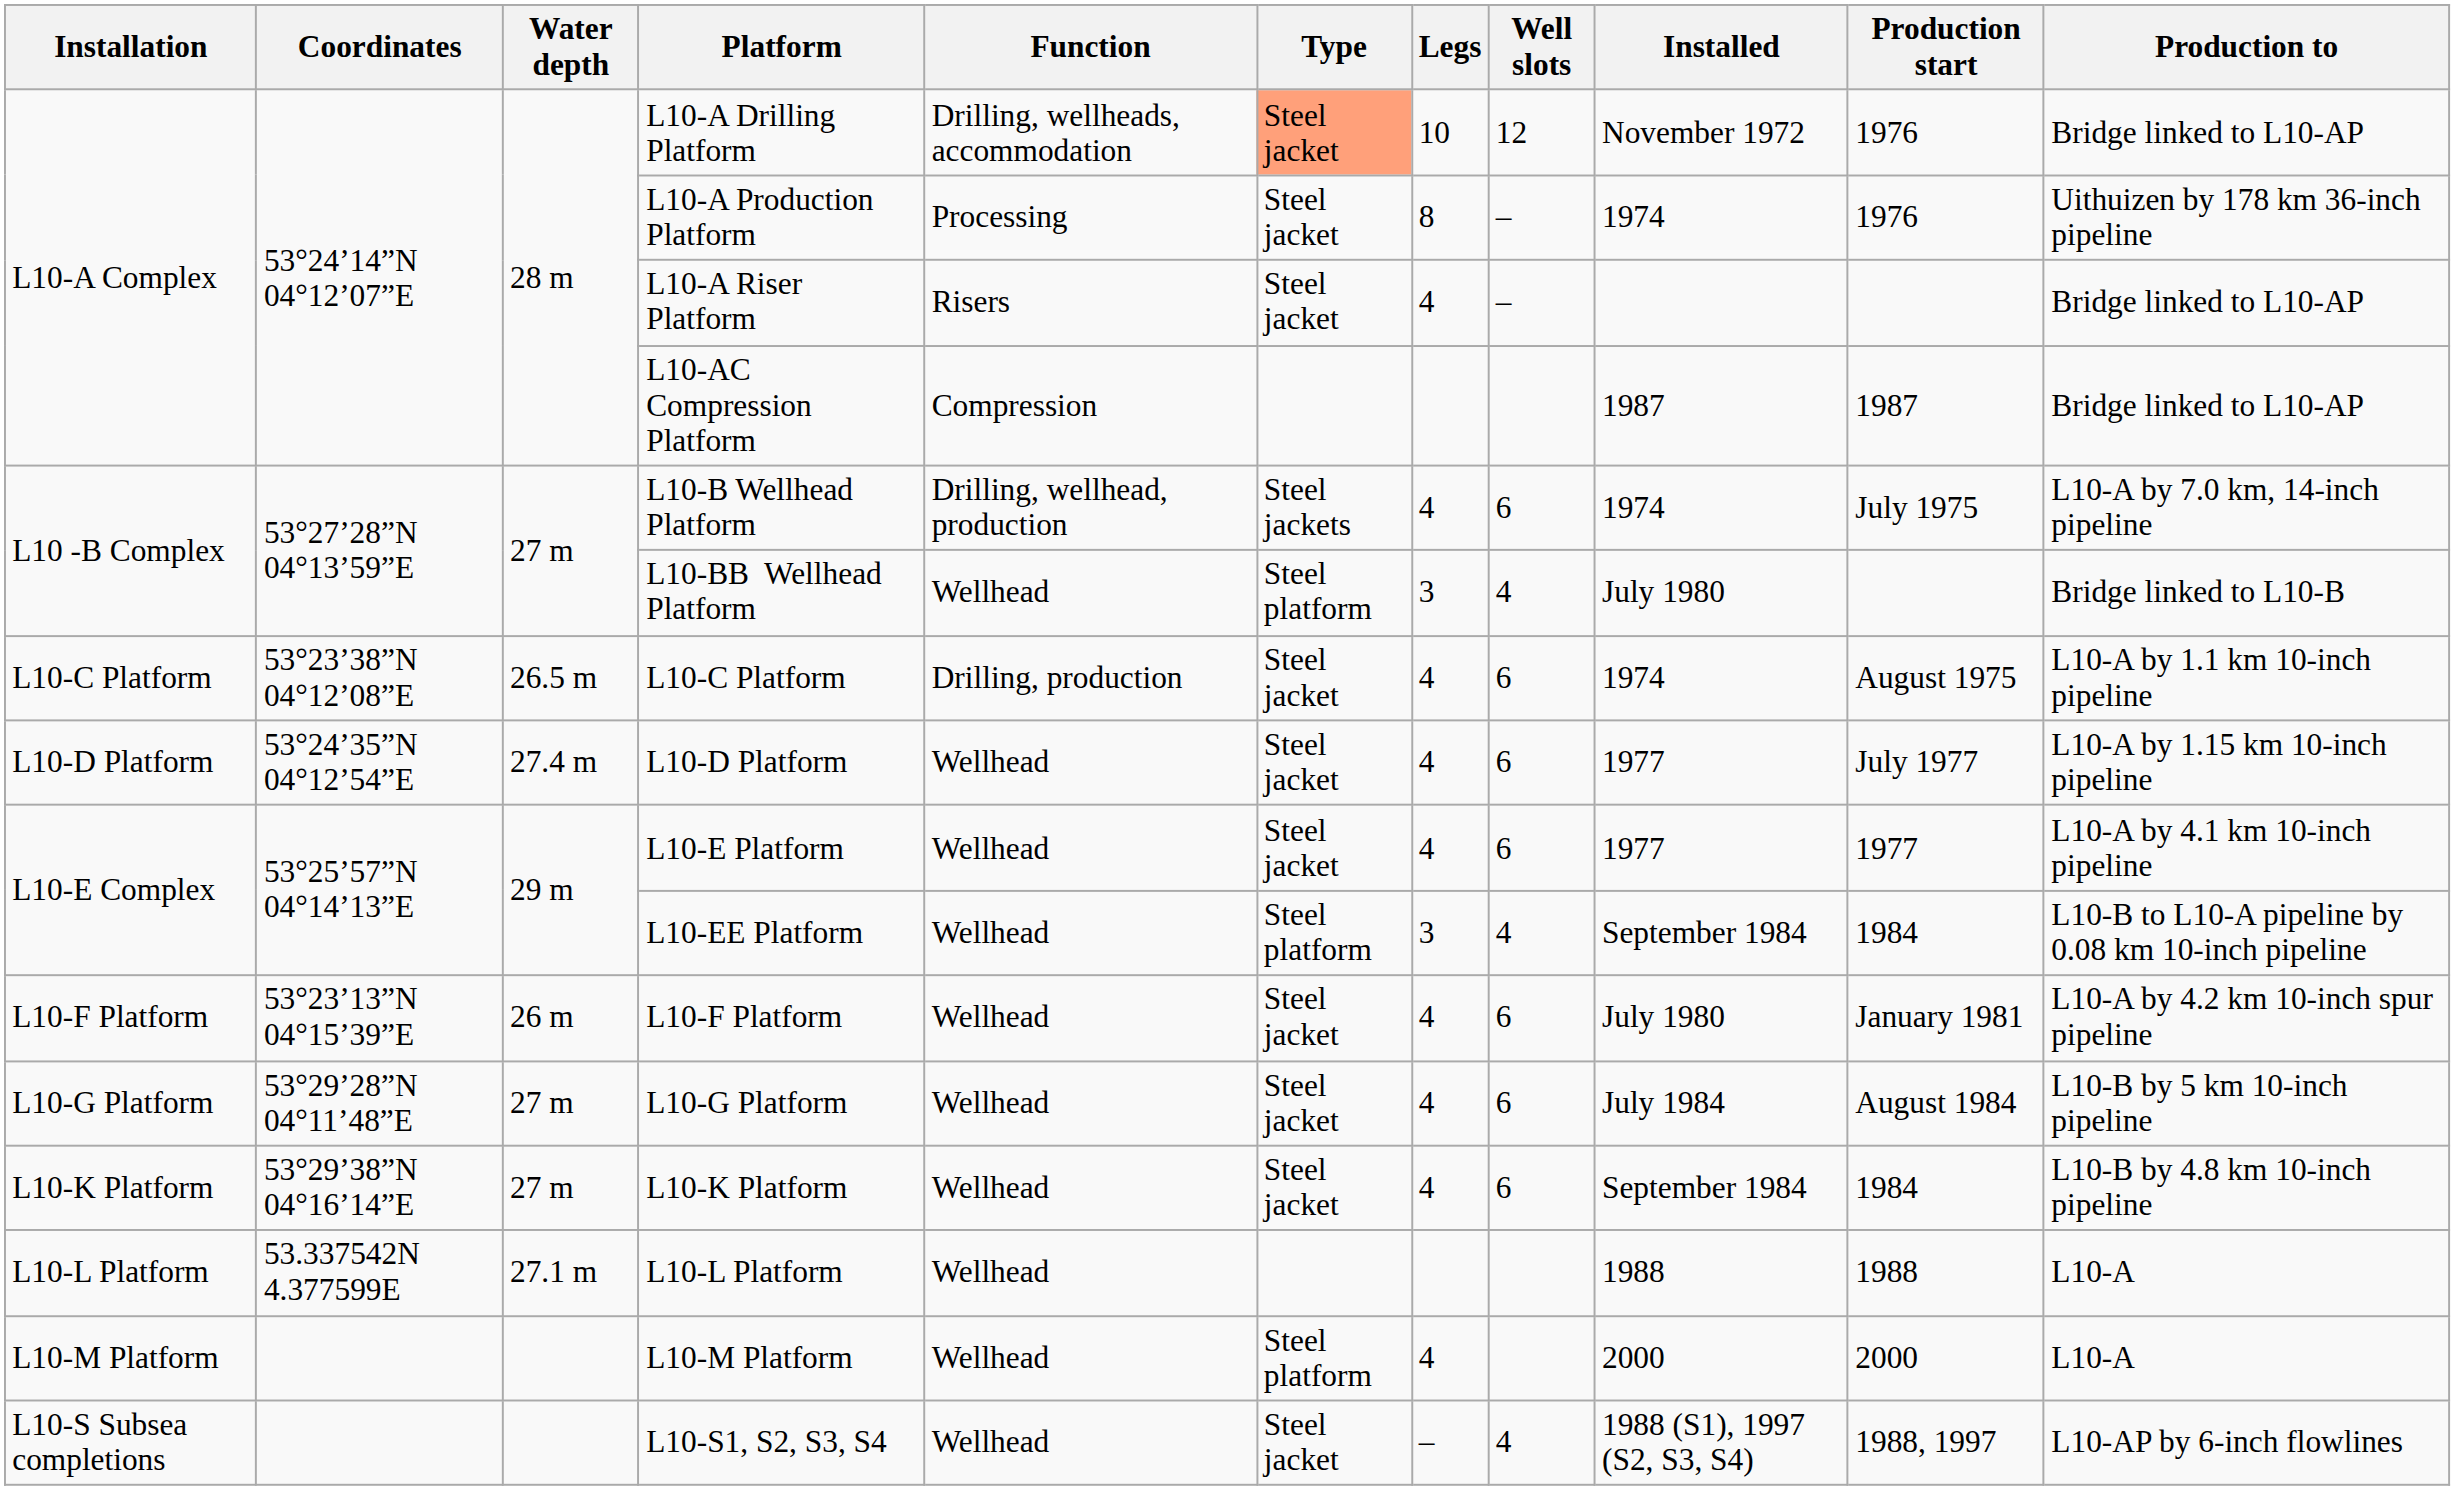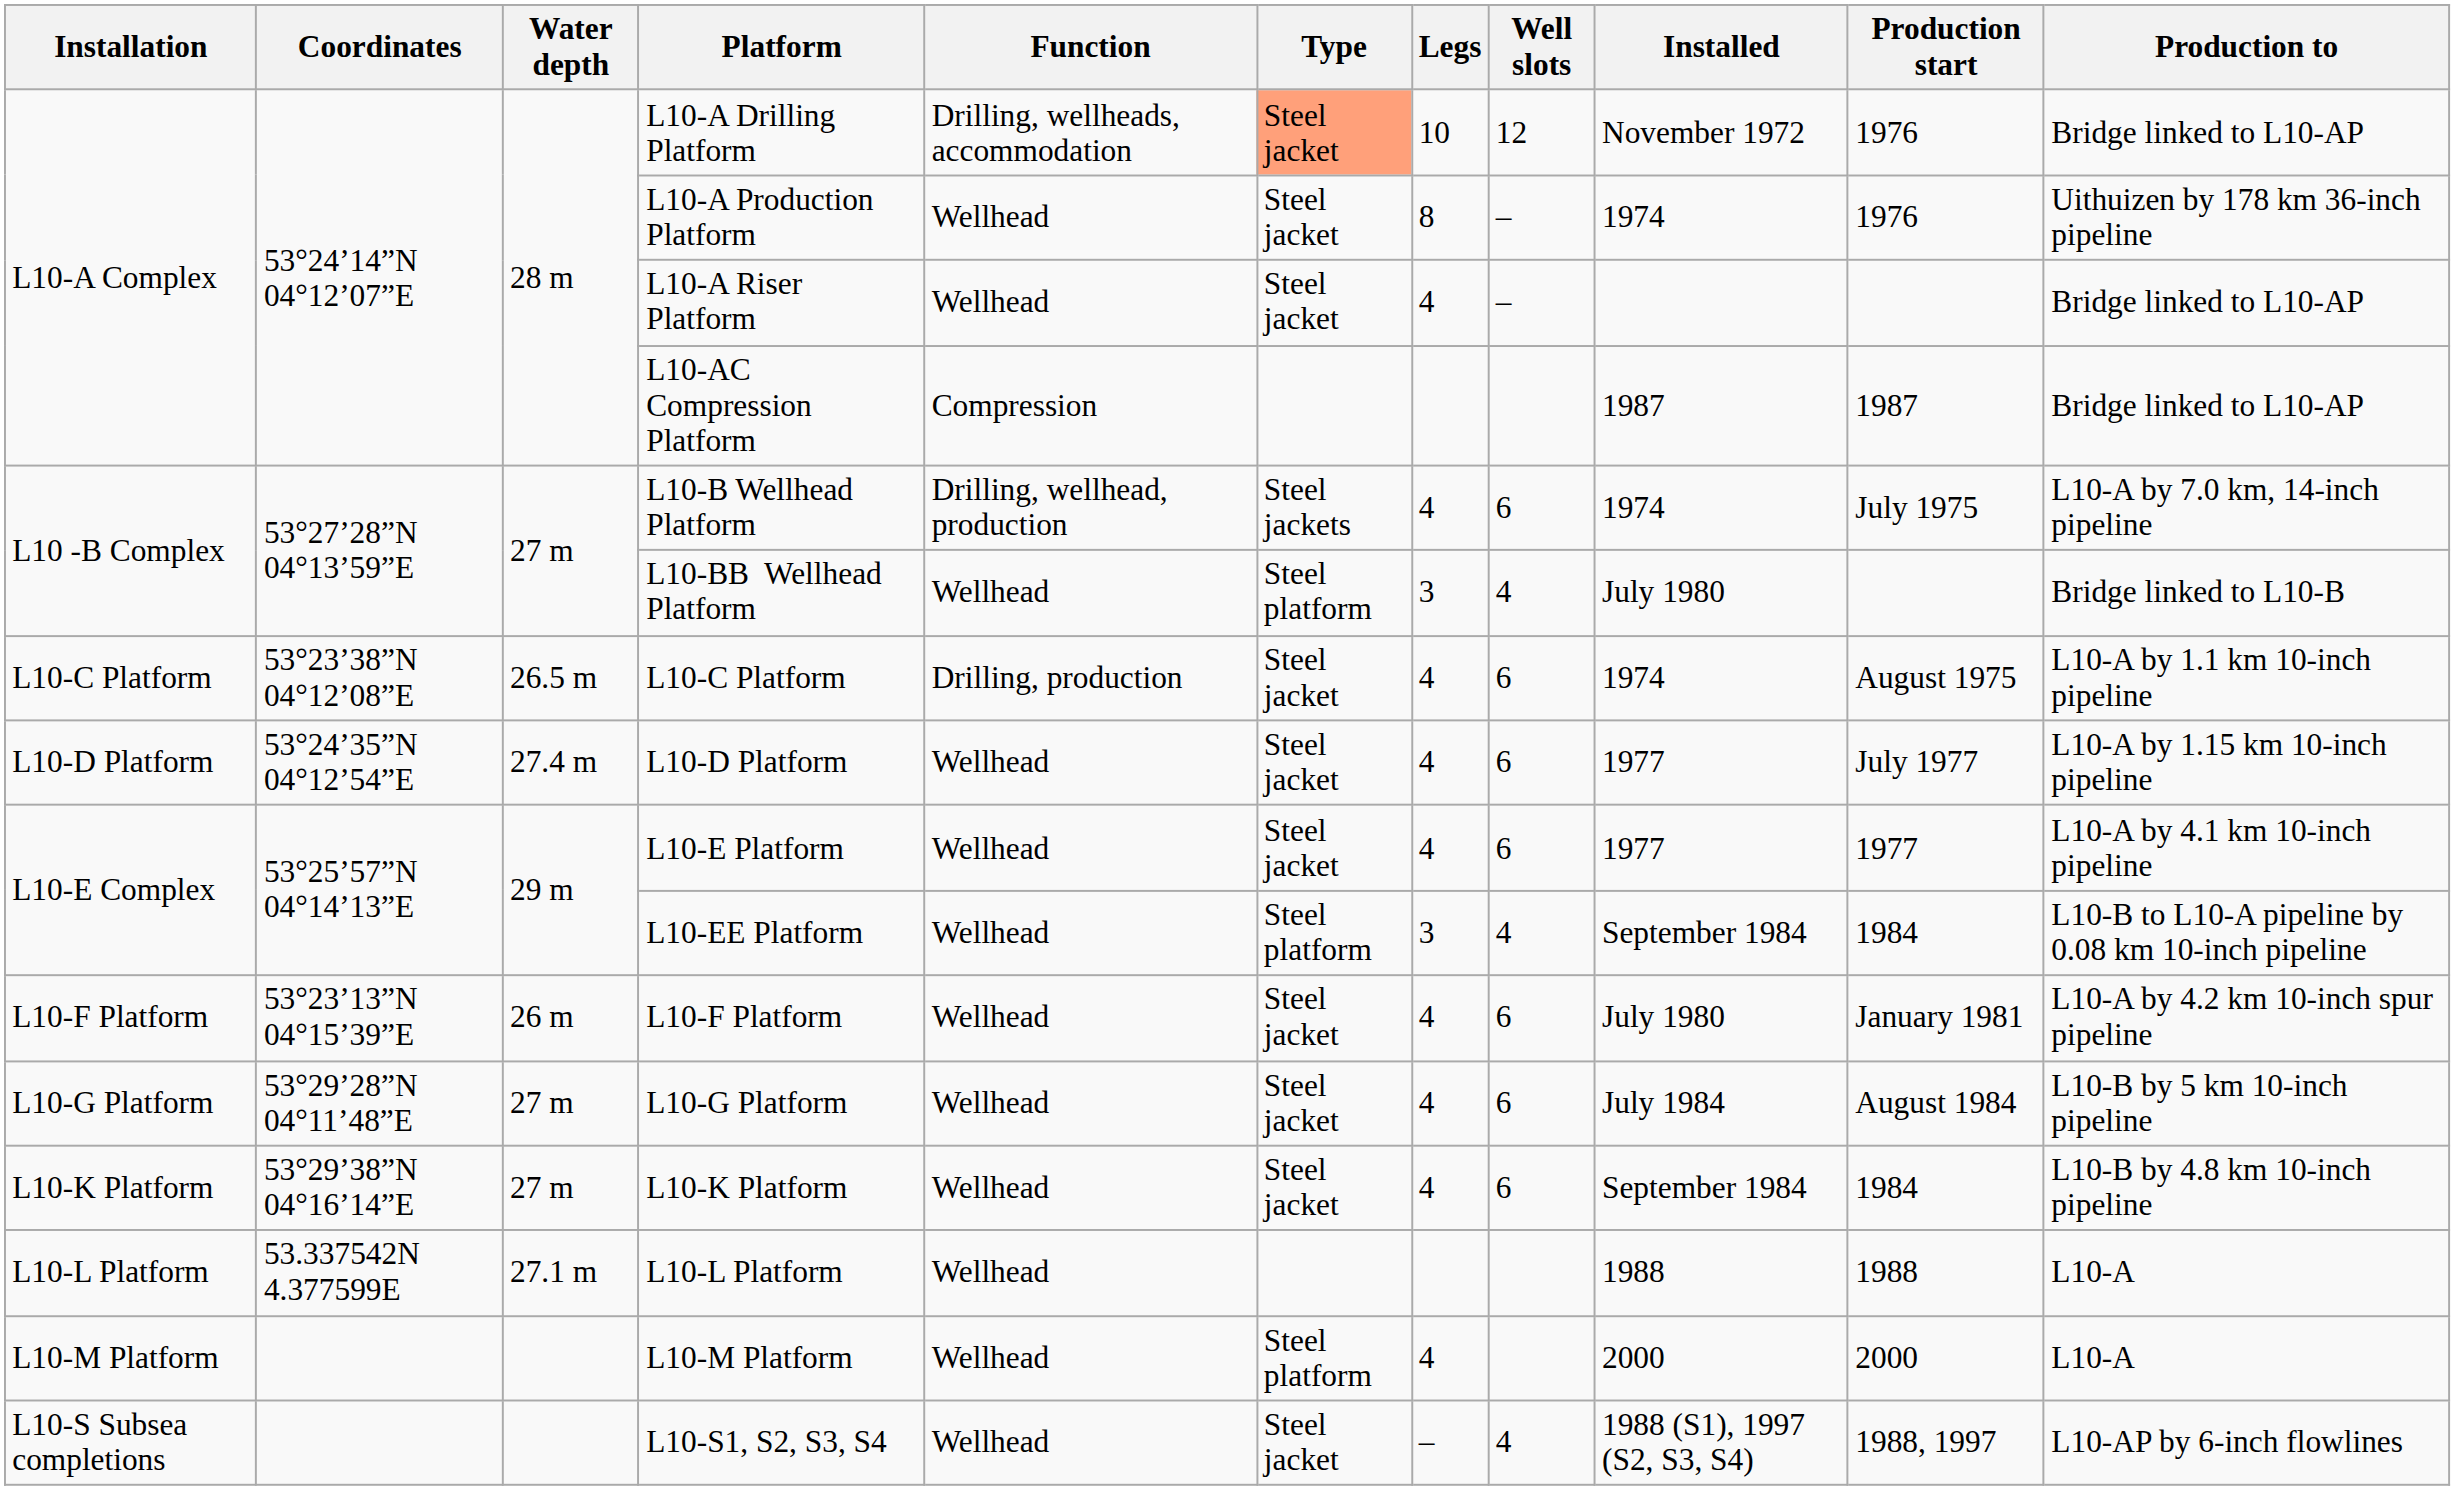(1000, 217) Processing -> (990, 217) Wellhead
(971, 302) Risers -> (990, 302) Wellhead
